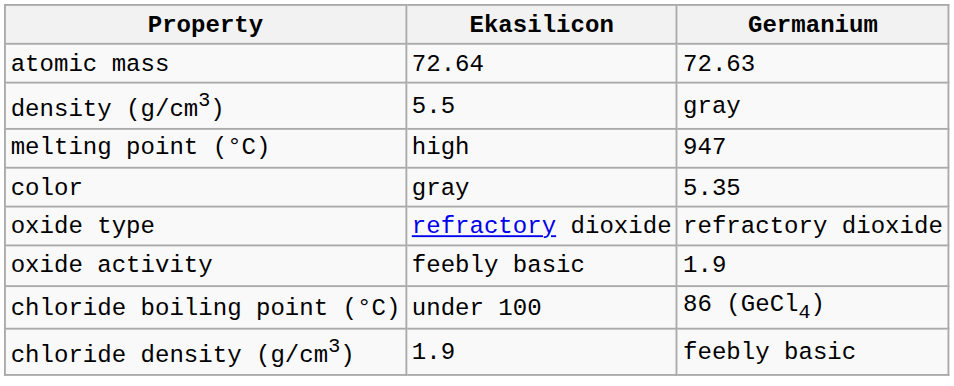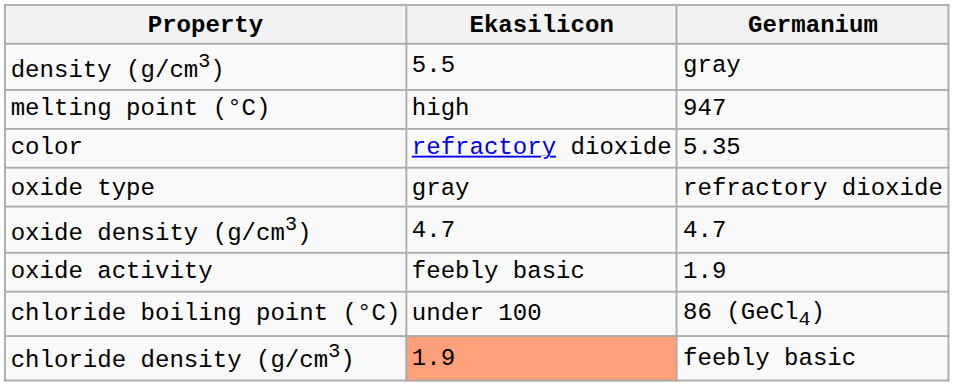- row: (90, 64)
(441, 187) gray -> (542, 148) refractory dioxide
(542, 227) refractory dioxide -> (441, 187) gray
+ row: (161, 230)
(433, 352) no background -> (433, 358) lightsalmon background
